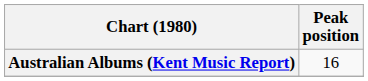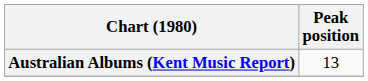(331, 62) 16 -> (331, 62) 13
